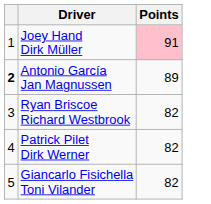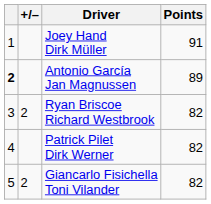+ column: (30, 15)
(172, 43) pink background -> (196, 43) no background
